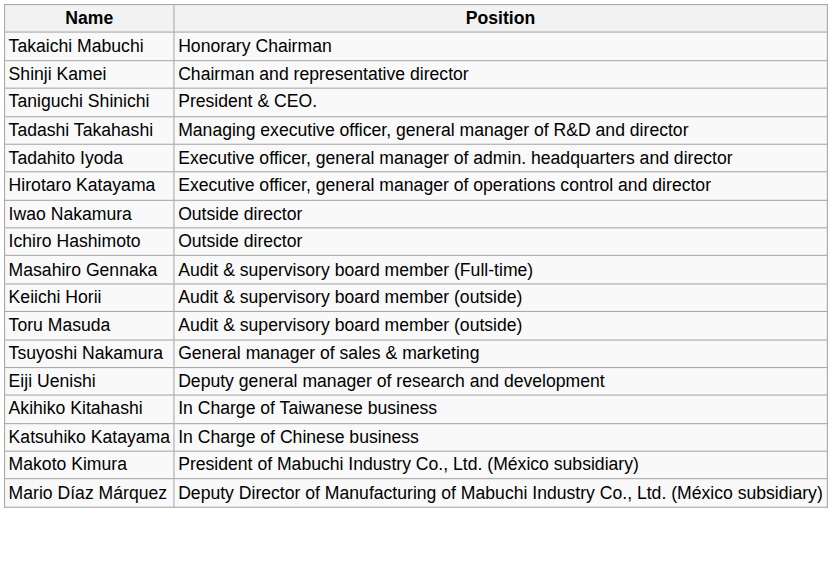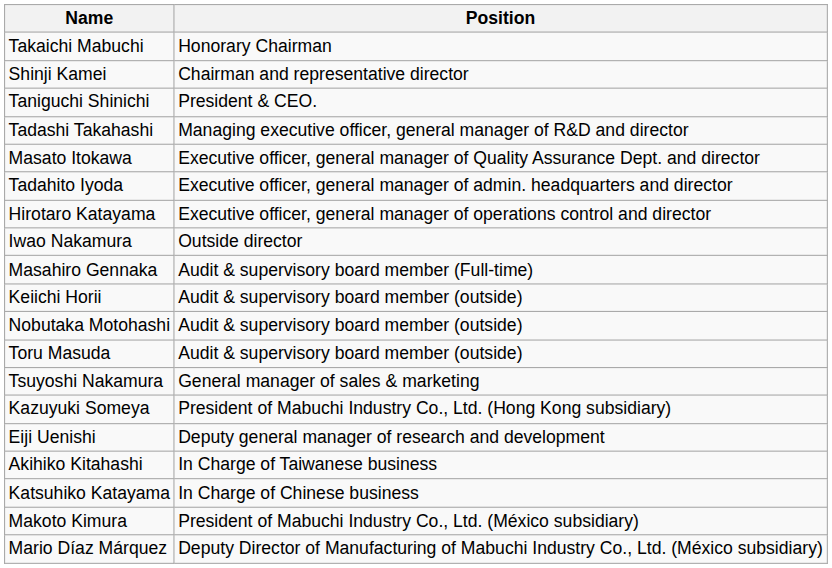+ row: (70, 158)
- row: (75, 241)
+ row: (89, 325)
+ row: (79, 409)
